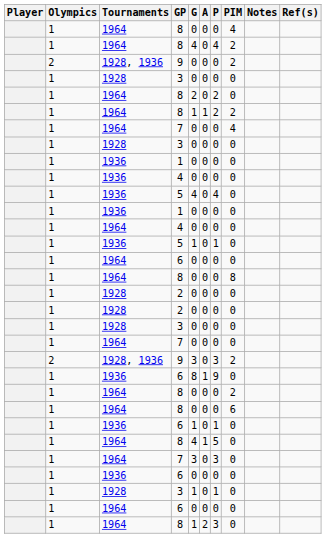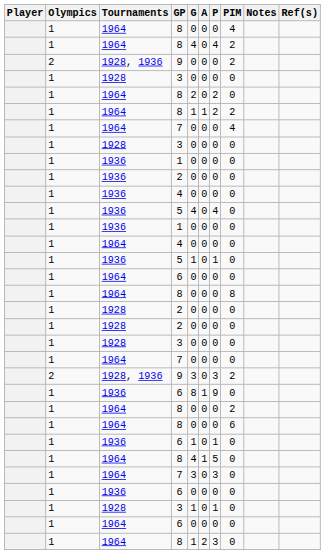+ row: (114, 178)
